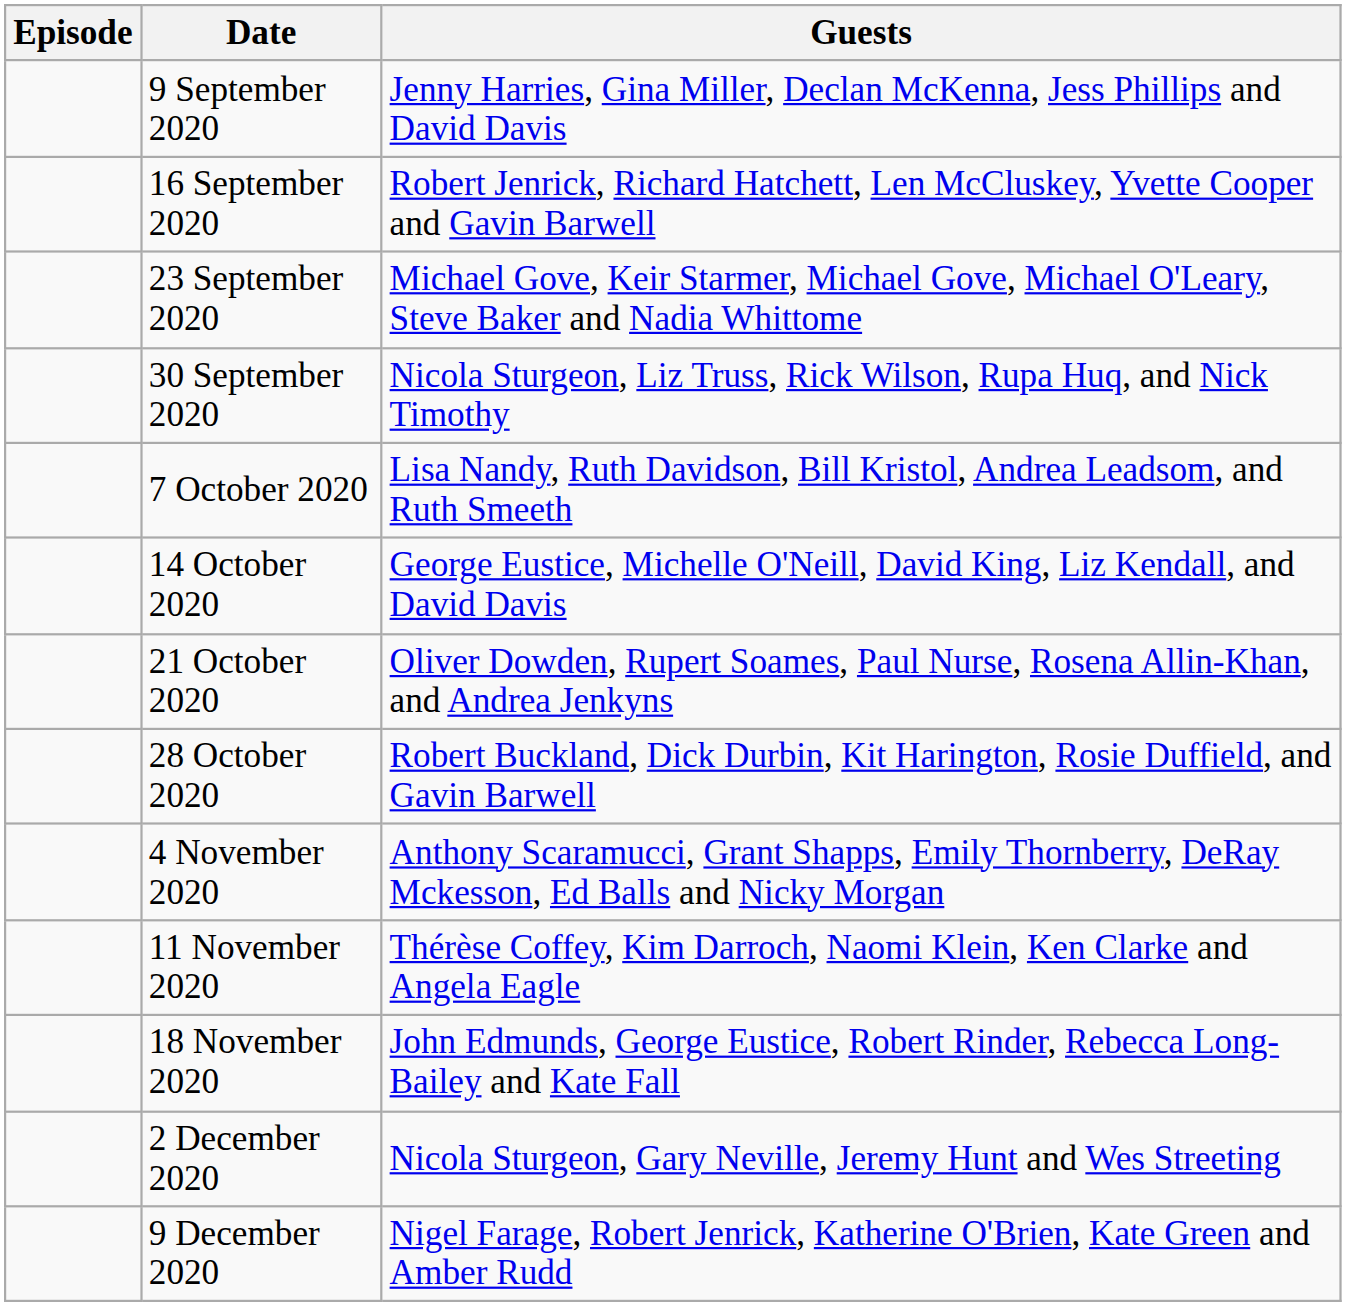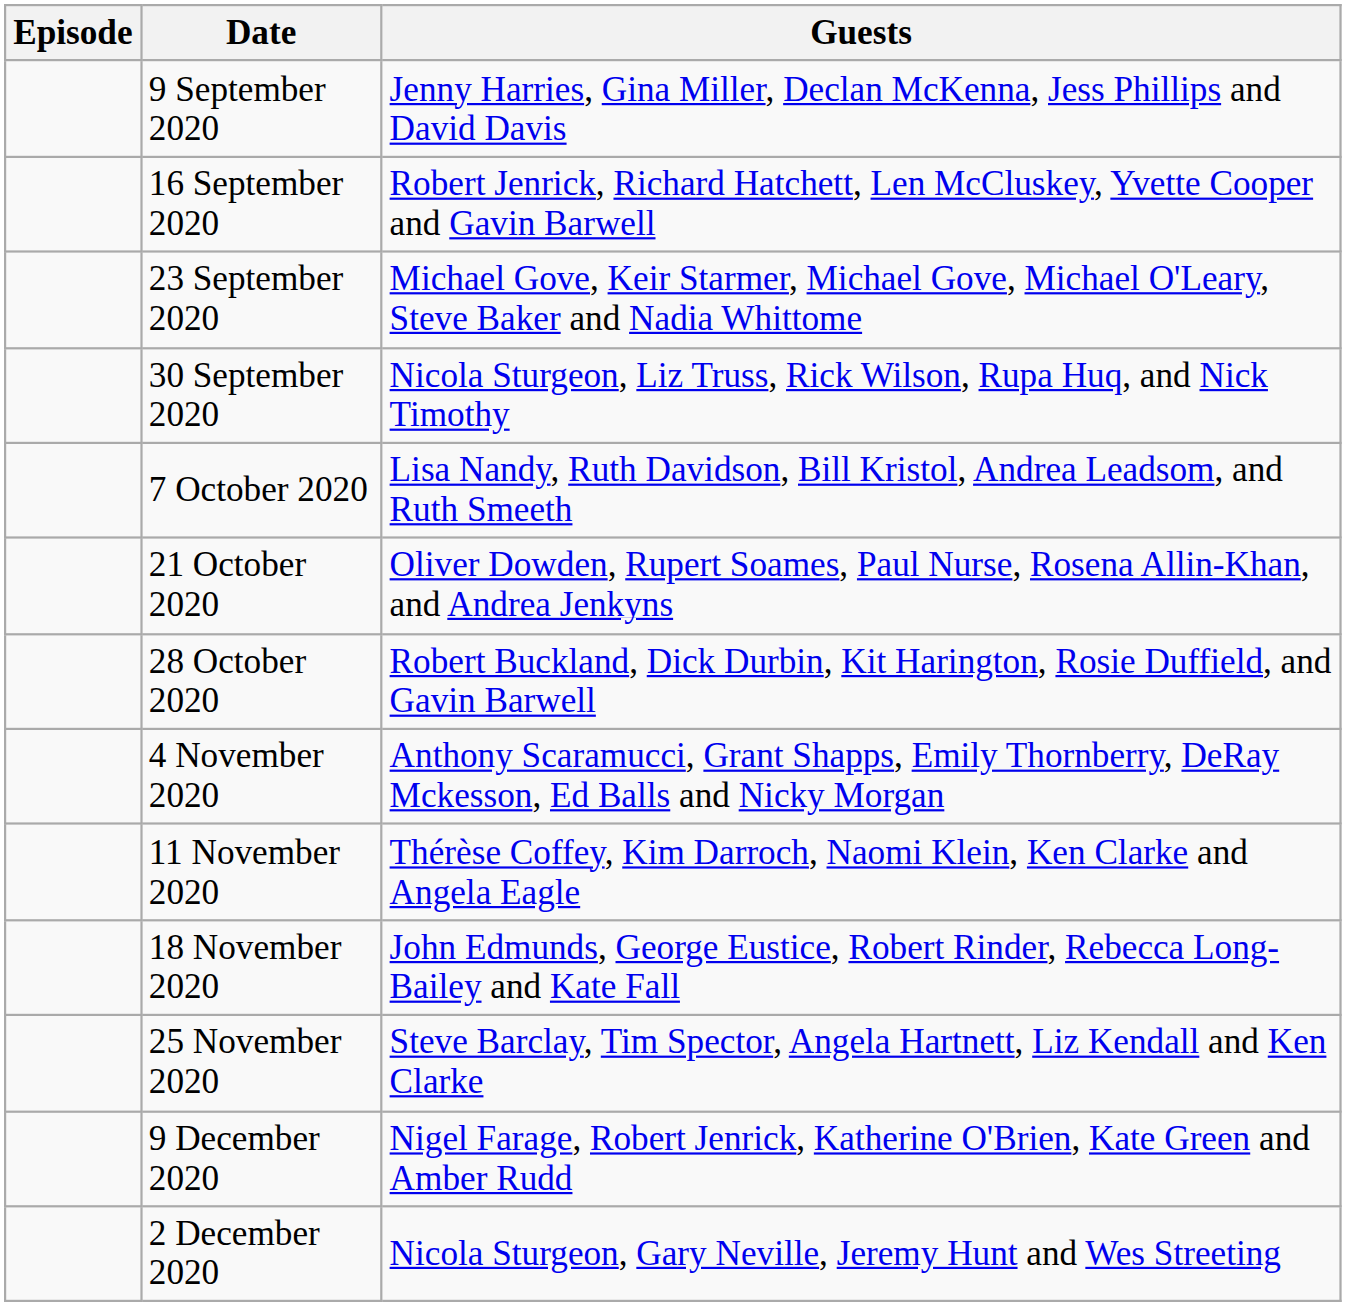- row: (227, 585)
+ row: (245, 1062)
rows swapped: (234, 1157) <-> (234, 1253)
